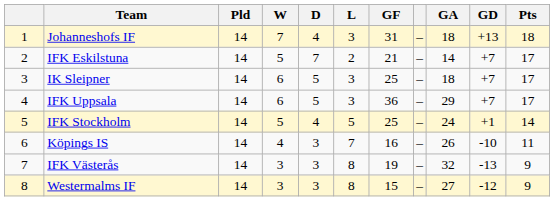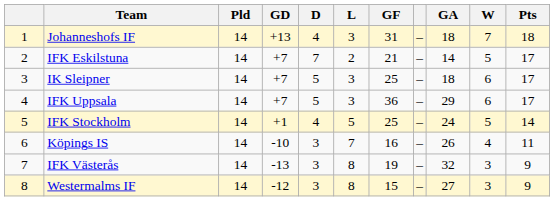columns swapped: (280, 15) <-> (488, 15)
